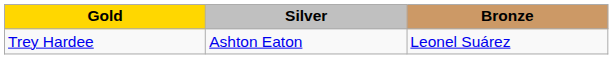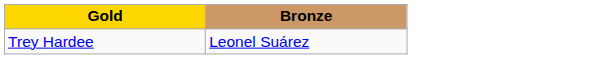- column: (306, 16)
